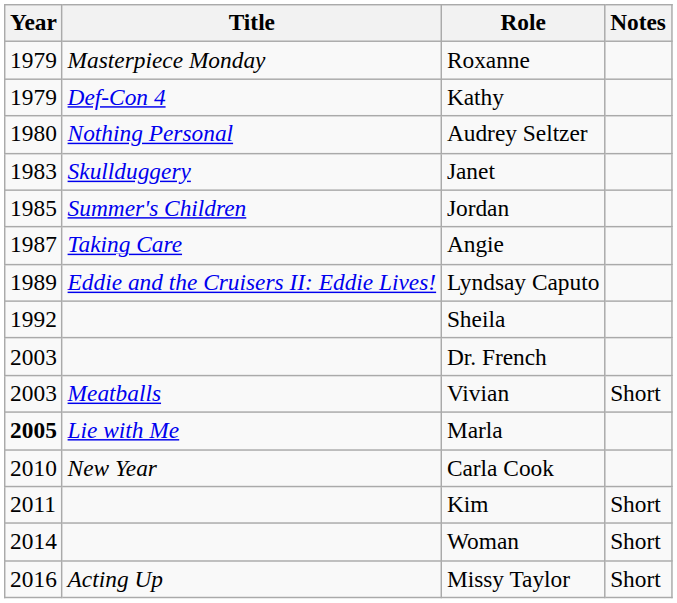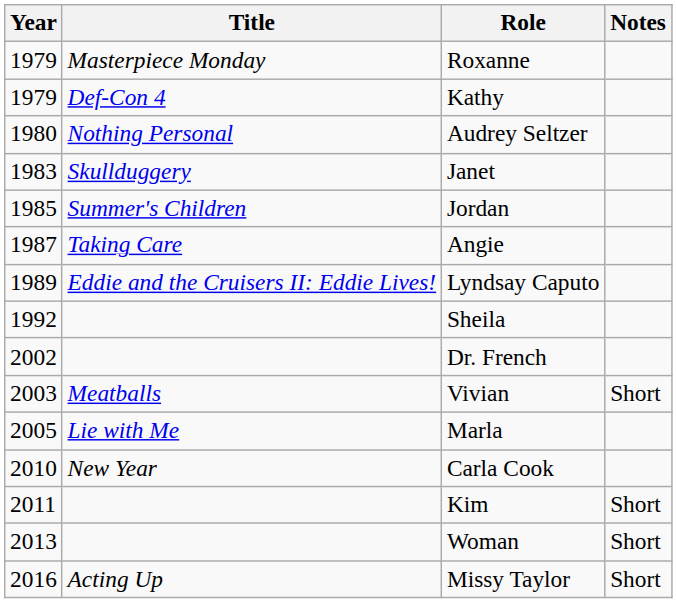(33, 356) 2003 -> (33, 356) 2002
(33, 430) bold -> (33, 430) normal
(33, 541) 2014 -> (33, 541) 2013
